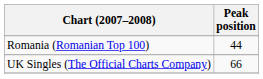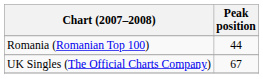(236, 63) 66 -> (236, 63) 67
